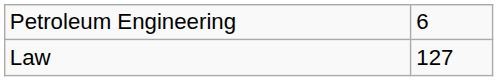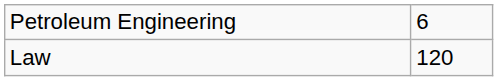(435, 57) 127 -> (435, 57) 120
